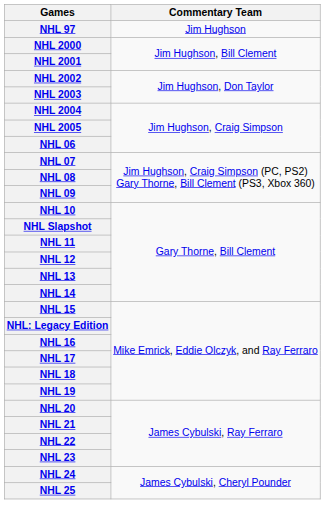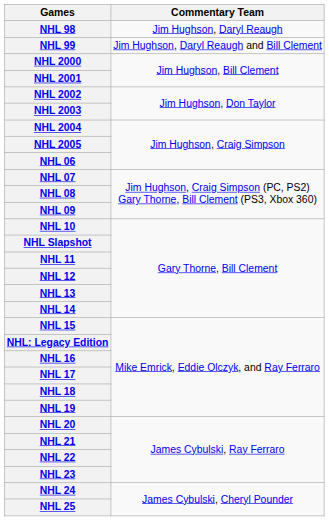- row: (58, 29)
+ row: (58, 29)
+ row: (58, 45)
